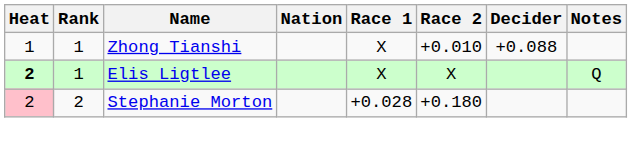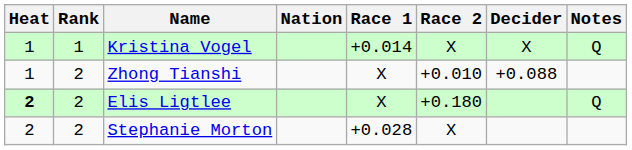+ row: (180, 47)
(79, 47) 1 -> (79, 75) 2
(79, 75) 1 -> (79, 103) 2
(451, 75) X -> (451, 103) +0.180
(29, 103) pink background -> (29, 131) no background
(451, 103) +0.180 -> (451, 131) X
